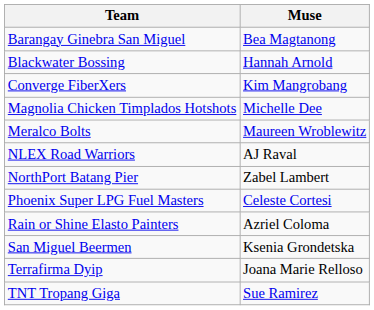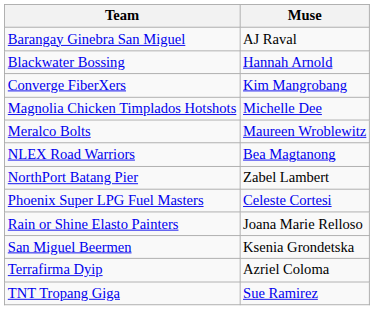(289, 39) Bea Magtanong -> (270, 39) AJ Raval
(270, 154) AJ Raval -> (289, 154) Bea Magtanong
(286, 223) Azriel Coloma -> (303, 223) Joana Marie Relloso
(303, 270) Joana Marie Relloso -> (286, 270) Azriel Coloma
